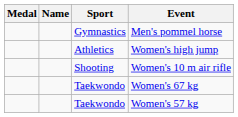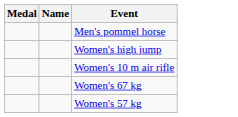- column: (100, 13)
